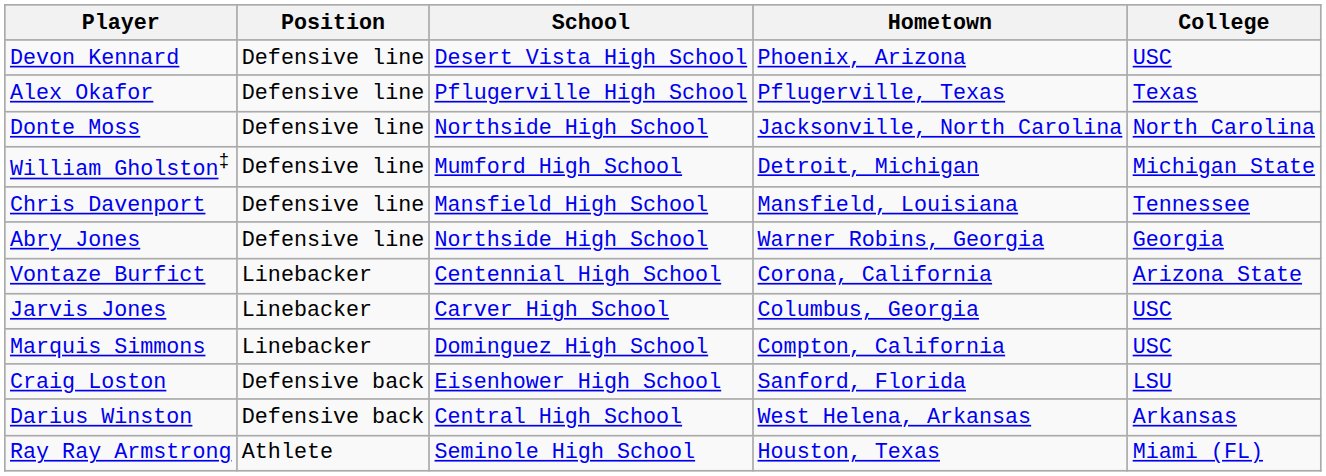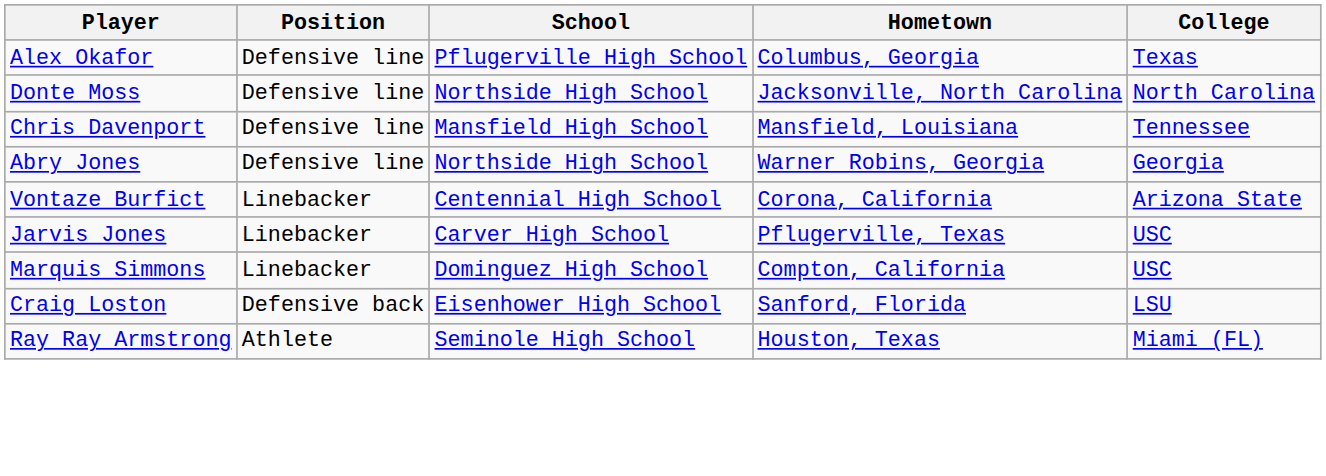- row: (95, 58)
(881, 93) Pflugerville, Texas -> (868, 58) Columbus, Georgia
- row: (120, 167)
(868, 311) Columbus, Georgia -> (881, 235) Pflugerville, Texas
- row: (101, 417)
